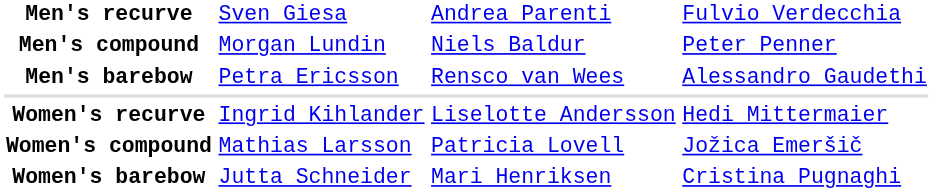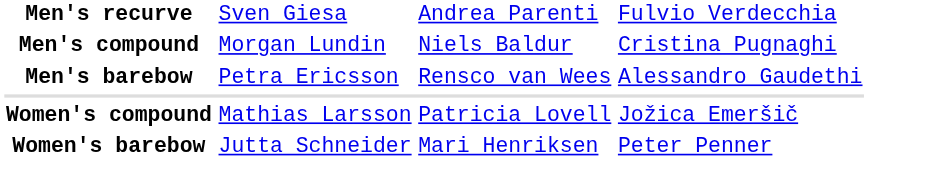(760, 46) Peter Penner -> (727, 46) Cristina Pugnaghi
- row: (109, 115)
(792, 178) Cristina Pugnaghi -> (695, 146) Peter Penner
